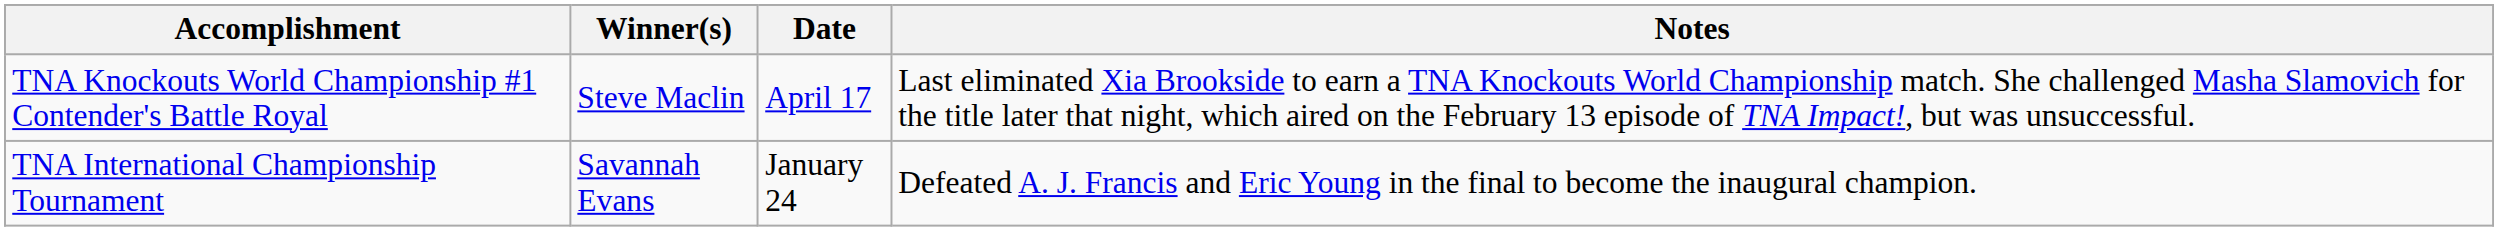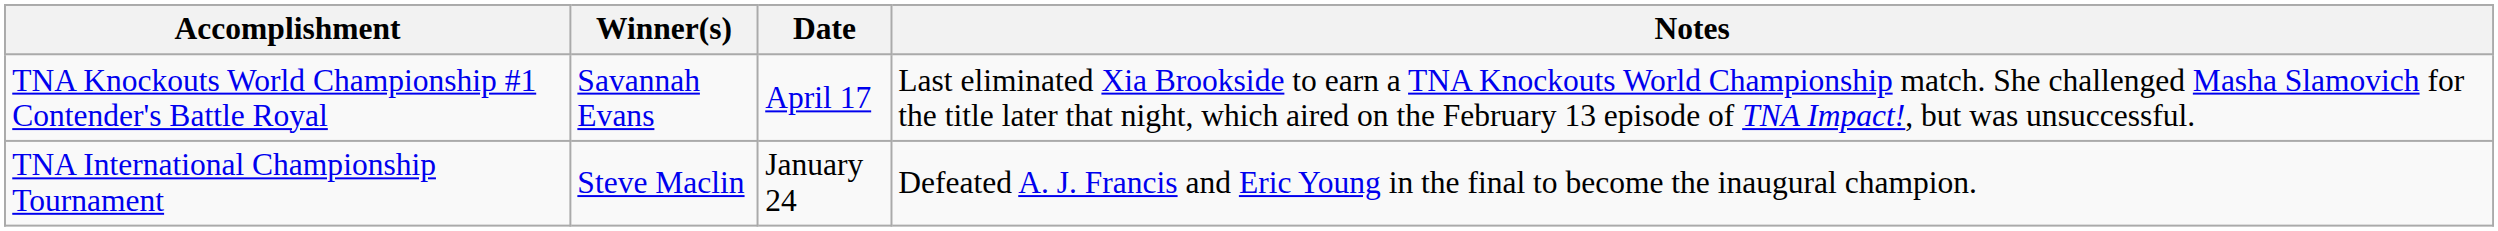(661, 97) Steve Maclin -> (639, 97) Savannah Evans
(639, 182) Savannah Evans -> (661, 182) Steve Maclin
